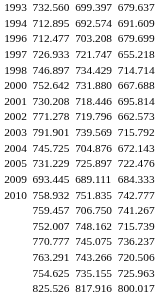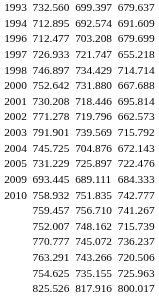(94, 210) 706.750 -> (94, 210) 756.710
(94, 241) 745.075 -> (94, 241) 745.072
